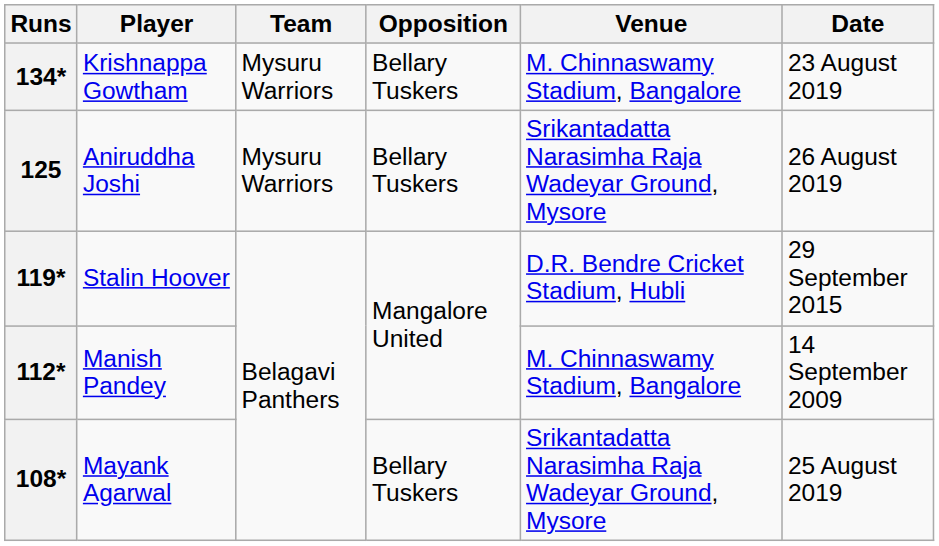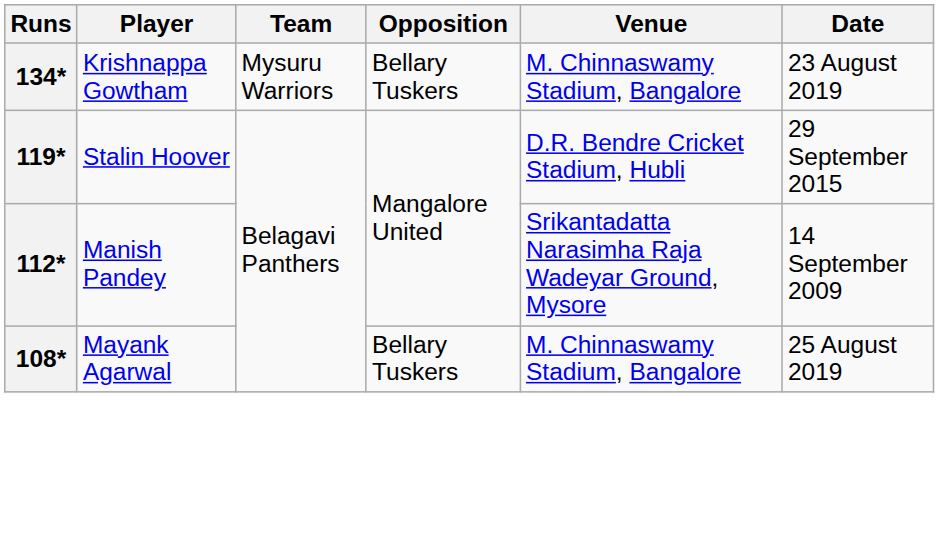- row: (41, 170)
(634, 371) M. Chinnaswamy Stadium, Bangalore -> (622, 264) Srikantadatta Narasimha Raja Wadeyar Ground, Mysore
(622, 479) Srikantadatta Narasimha Raja Wadeyar Ground, Mysore -> (634, 358) M. Chinnaswamy Stadium, Bangalore
